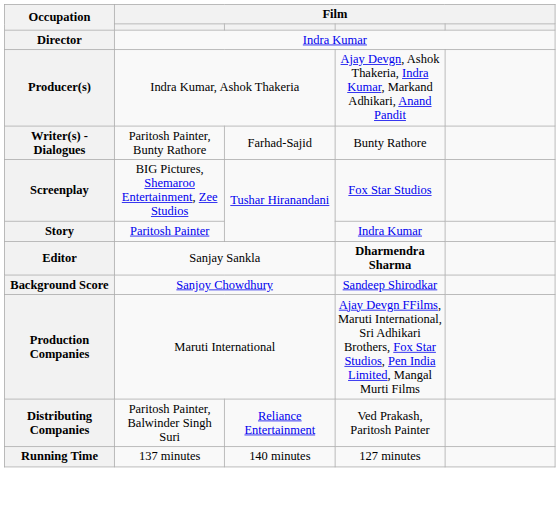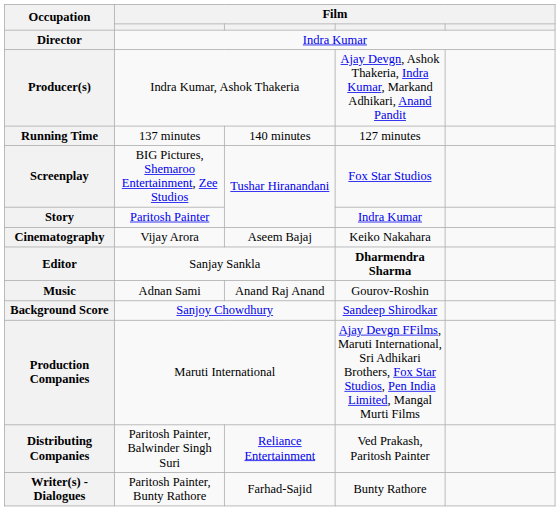rows swapped: (59, 142) <-> (59, 456)
+ row: (59, 237)
+ row: (59, 290)
